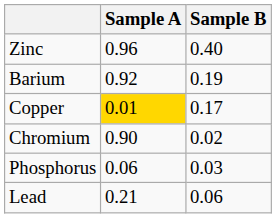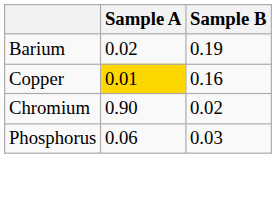- row: (26, 49)
(121, 78) 0.92 -> (121, 49) 0.02
(206, 108) 0.17 -> (206, 78) 0.16
- row: (28, 197)
